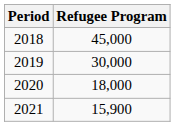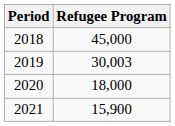(112, 62) 30,000 -> (112, 62) 30,003
